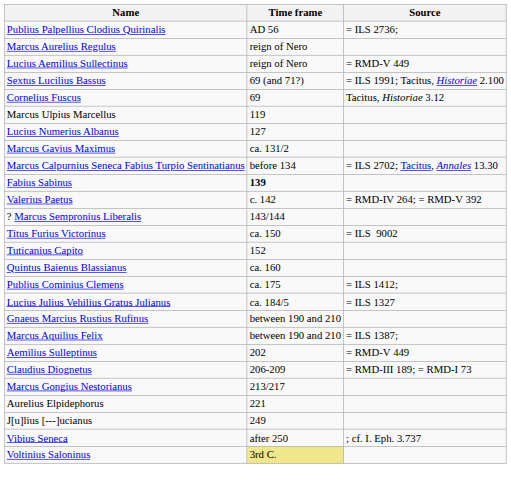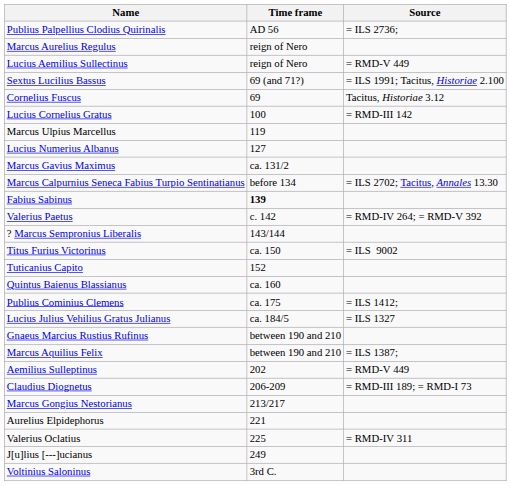+ row: (59, 115)
+ row: (44, 438)
- row: (37, 438)
(263, 455) khaki background -> (263, 472) no background
